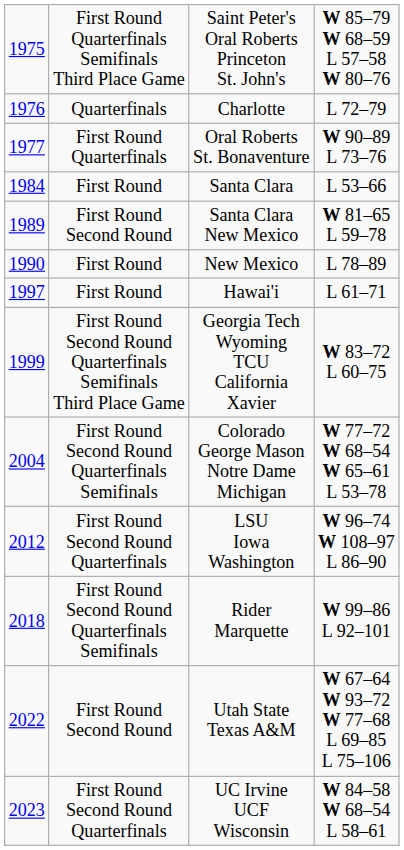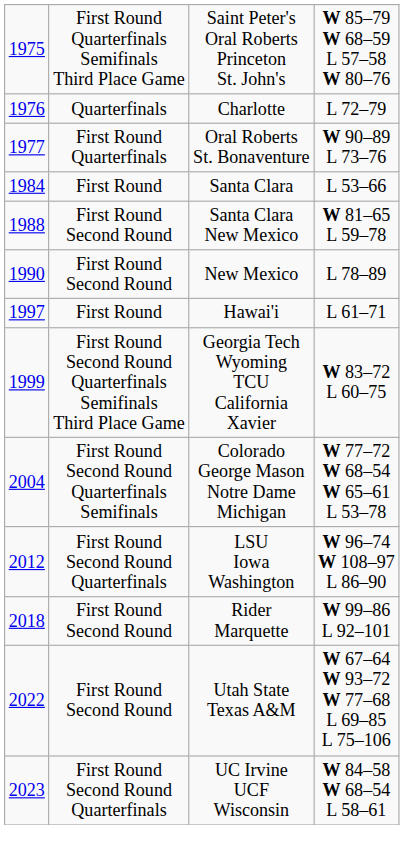(27, 225) 1989 -> (27, 225) 1988
(119, 263) First Round -> (119, 274) First Round Second Round
(119, 620) First Round Second Round Quarterfinals Semifinals -> (119, 620) First Round Second Round
